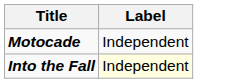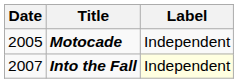+ column: (25, 16)
